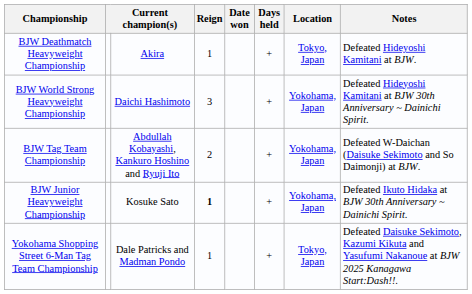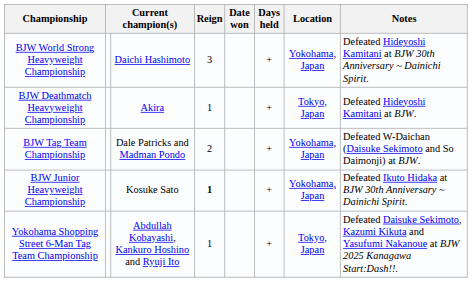rows swapped: (55, 53) <-> (55, 101)
(152, 154) Abdullah Kobayashi, Kankuro Hoshino and Ryuji Ito -> (152, 148) Dale Patricks and Madman Pondo
(152, 255) Dale Patricks and Madman Pondo -> (152, 243) Abdullah Kobayashi, Kankuro Hoshino and Ryuji Ito
